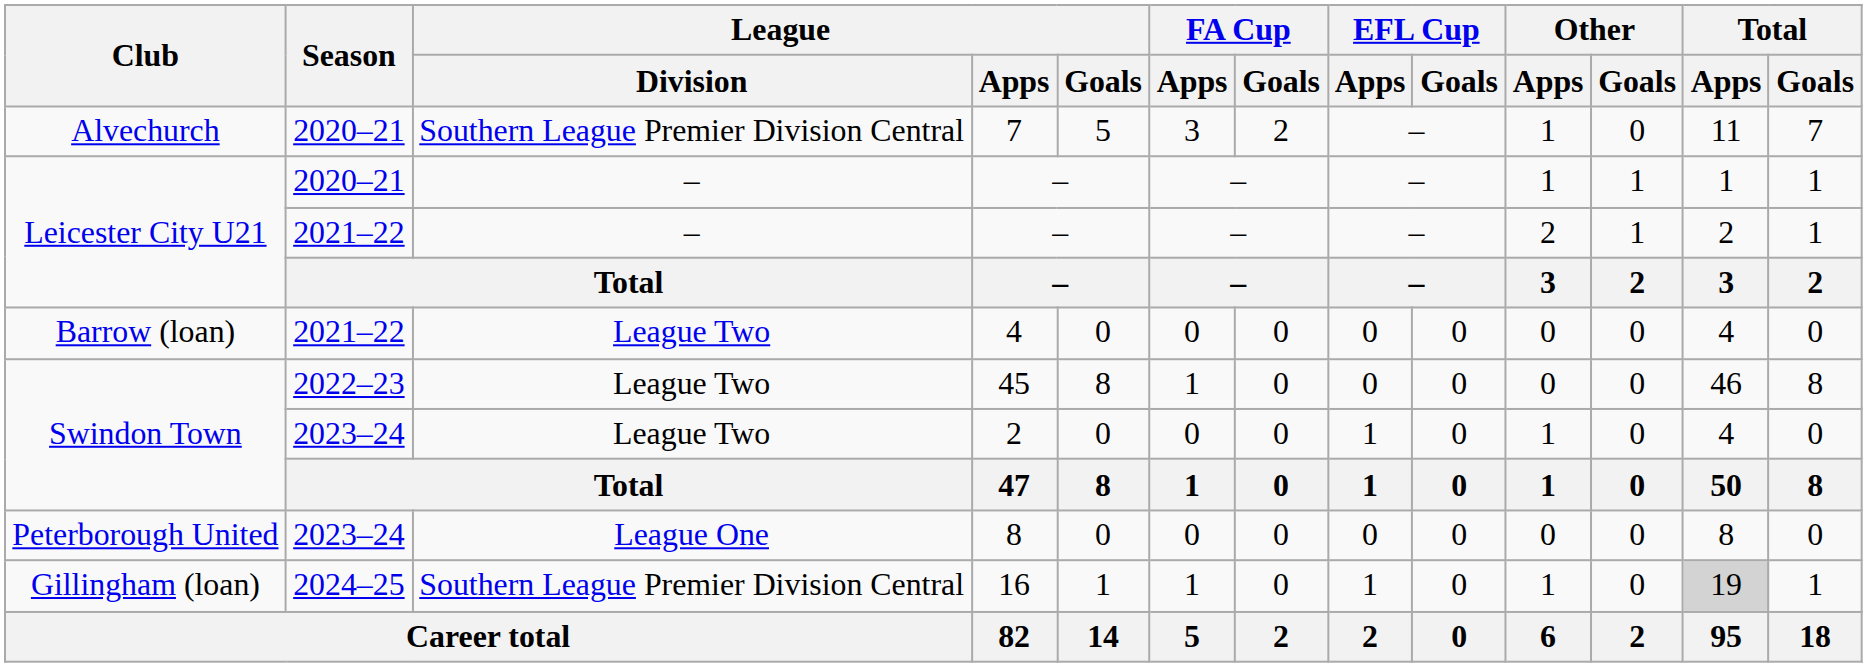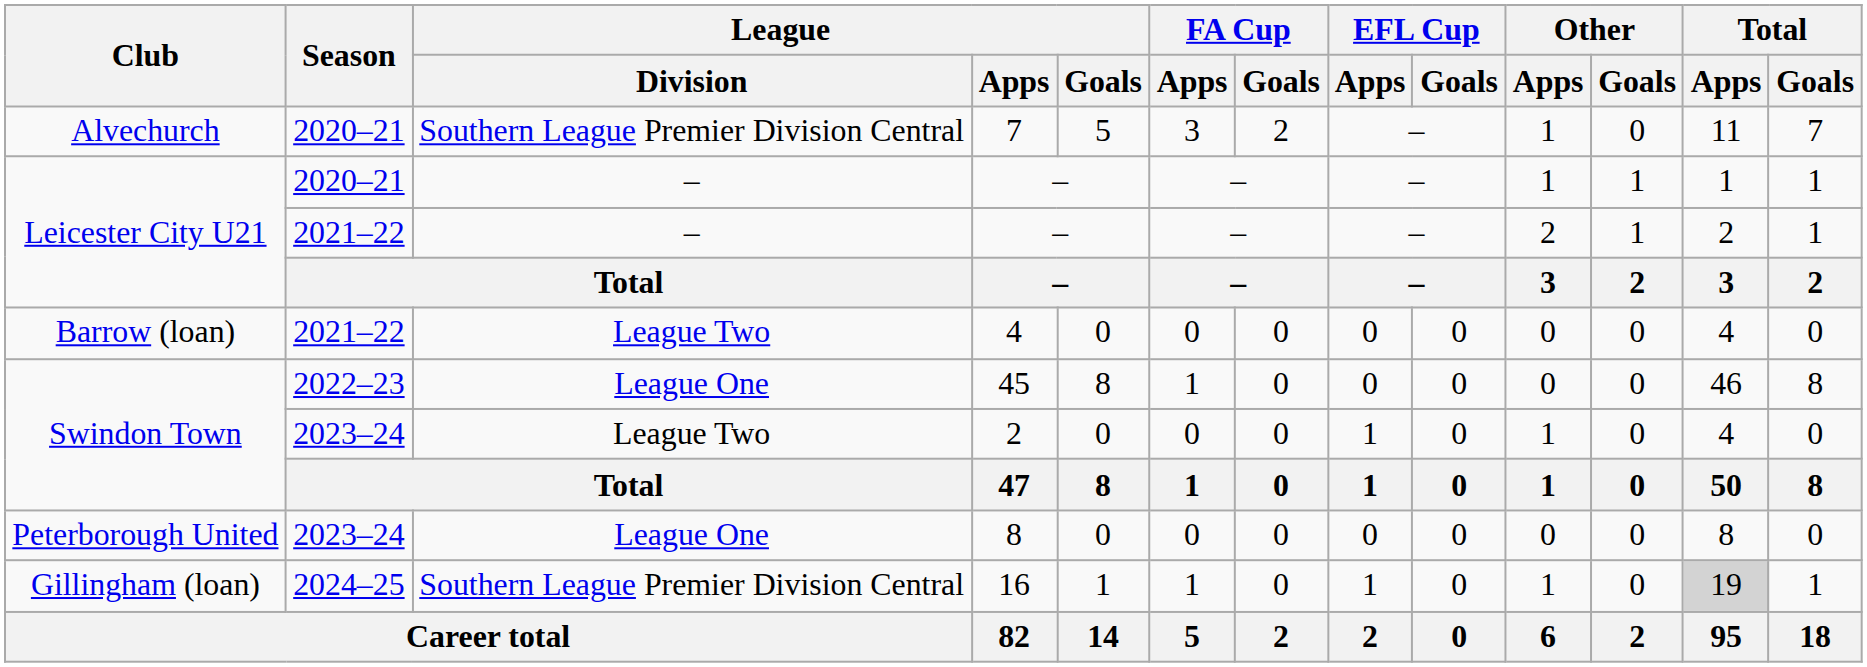(692, 383) League Two -> (692, 383) League One
